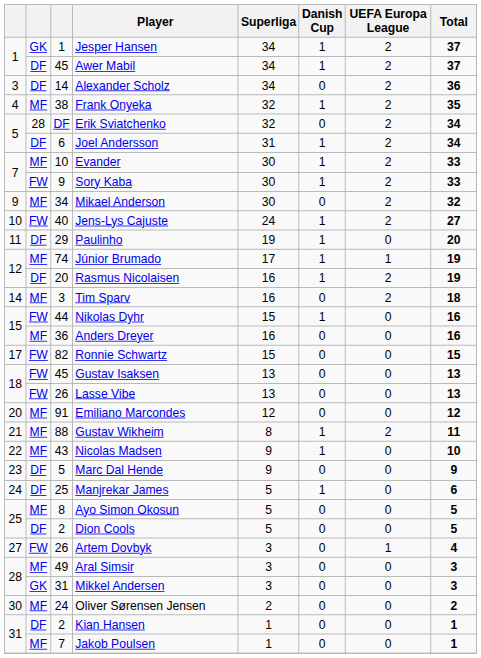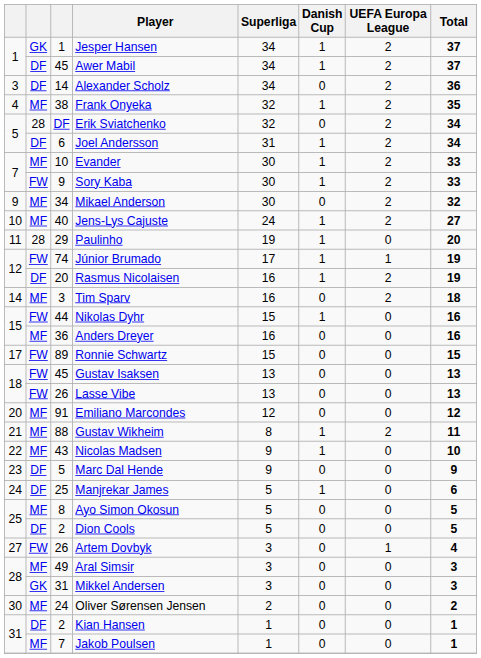(38, 220) FW -> (38, 220) MF
(38, 240) DF -> (38, 240) 28
(38, 259) MF -> (38, 259) FW
(62, 355) 82 -> (62, 355) 89
